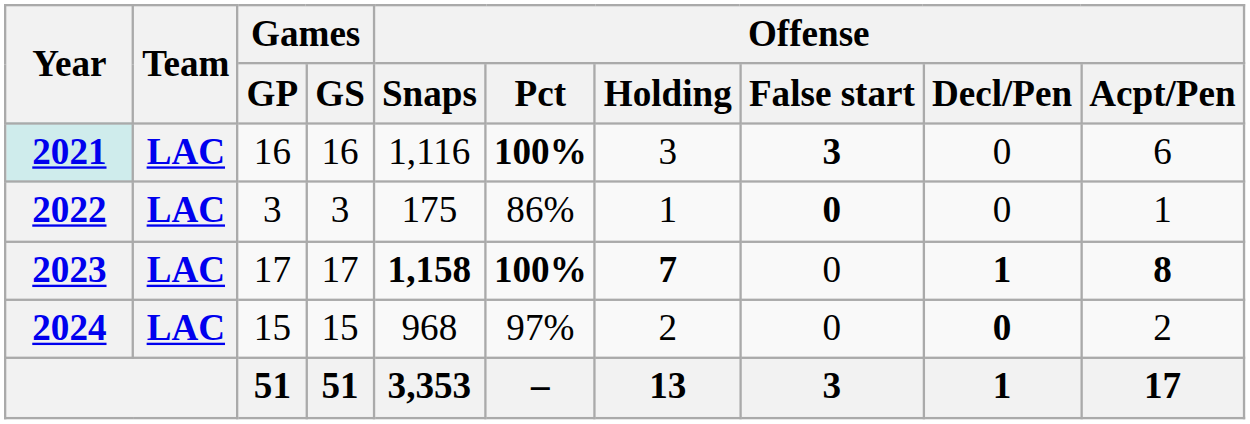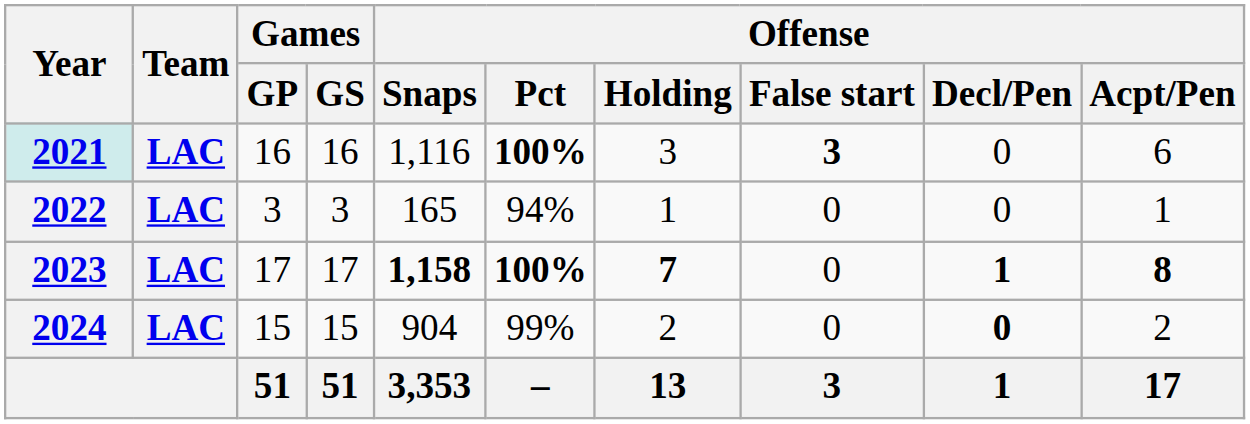(429, 210) 175 -> (429, 210) 165
(540, 210) 86% -> (540, 210) 94%
(832, 210) bold -> (832, 210) normal
(429, 328) 968 -> (429, 328) 904
(540, 328) 97% -> (540, 328) 99%
